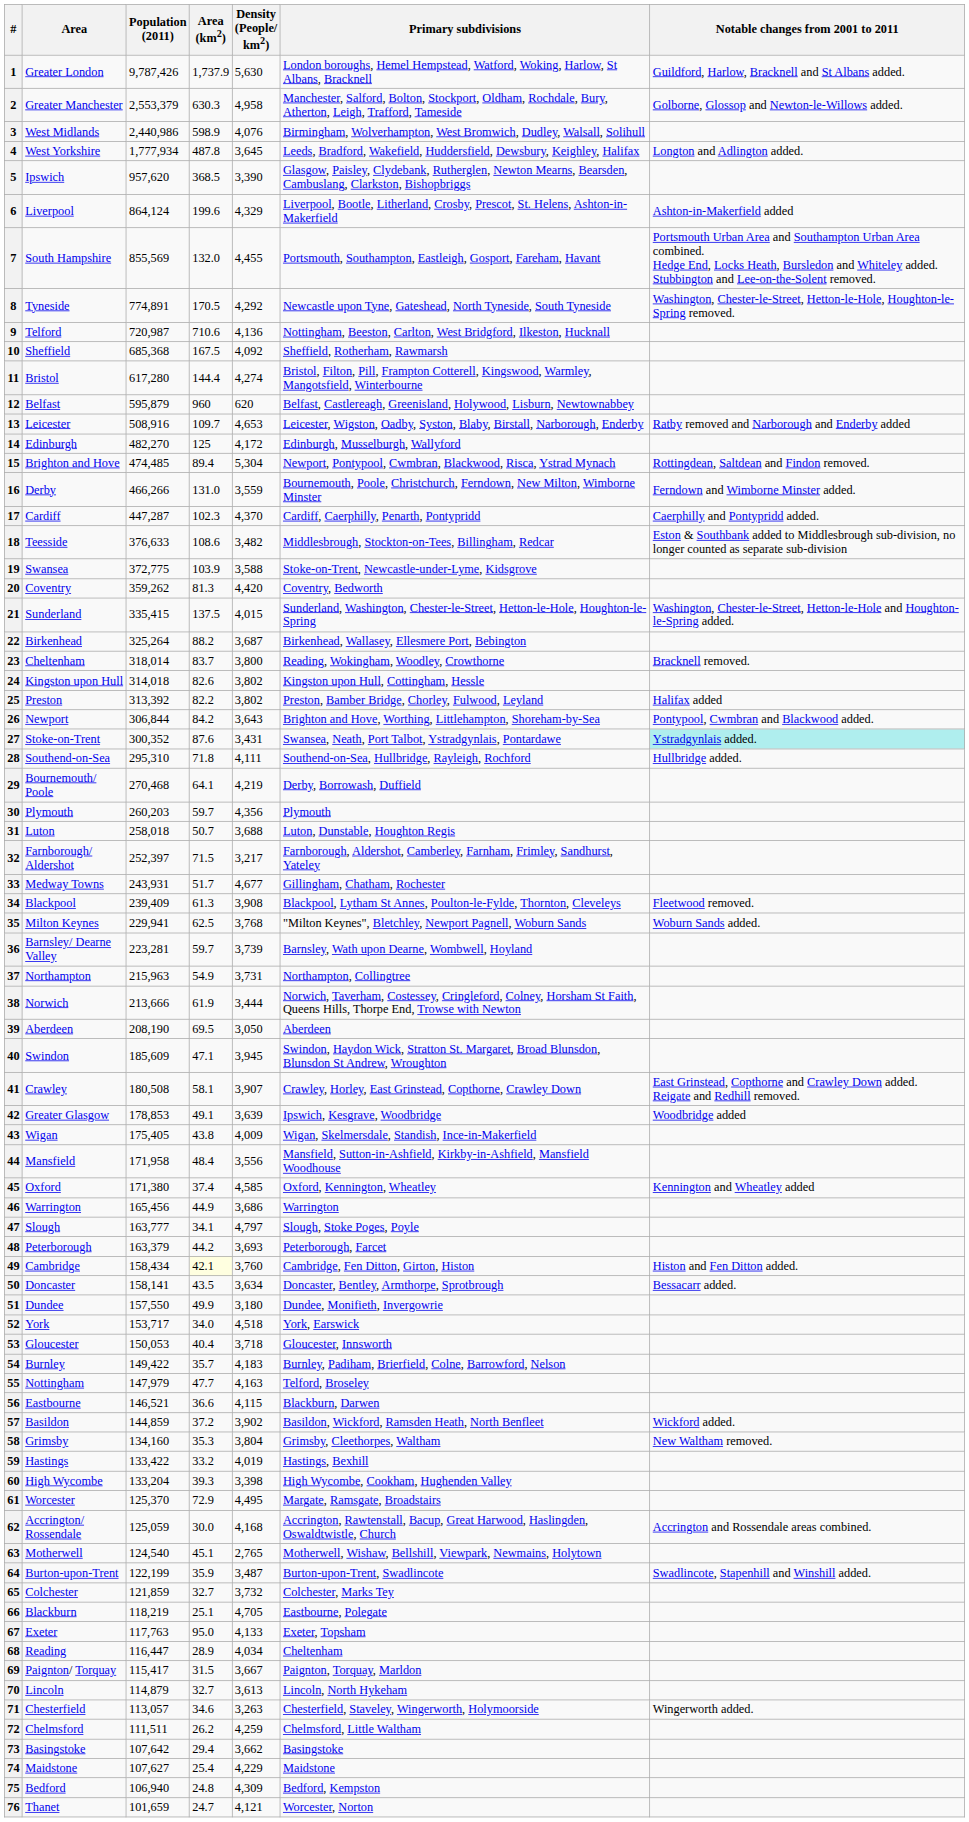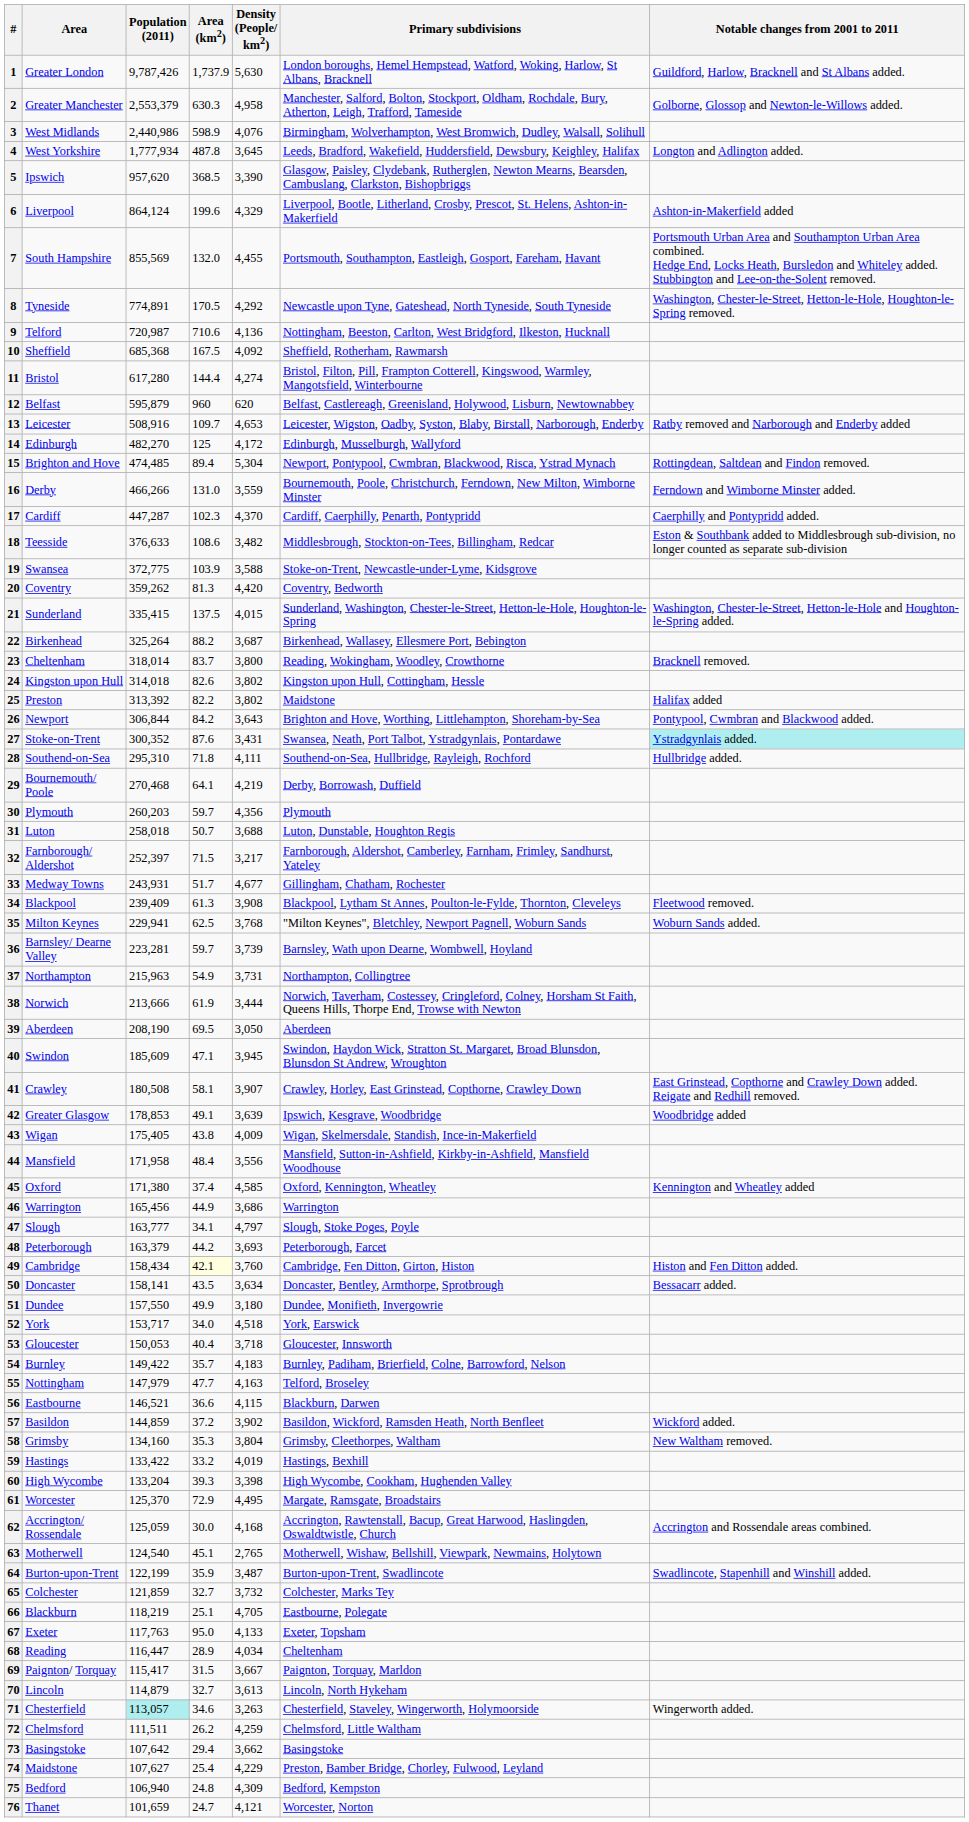(413, 700) Preston, Bamber Bridge, Chorley, Fulwood, Leyland -> (309, 700) Maidstone
(149, 1709) no background -> (149, 1709) paleturquoise background
(309, 1768) Maidstone -> (413, 1768) Preston, Bamber Bridge, Chorley, Fulwood, Leyland
